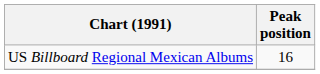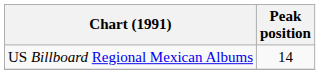(285, 57) 16 -> (285, 57) 14
